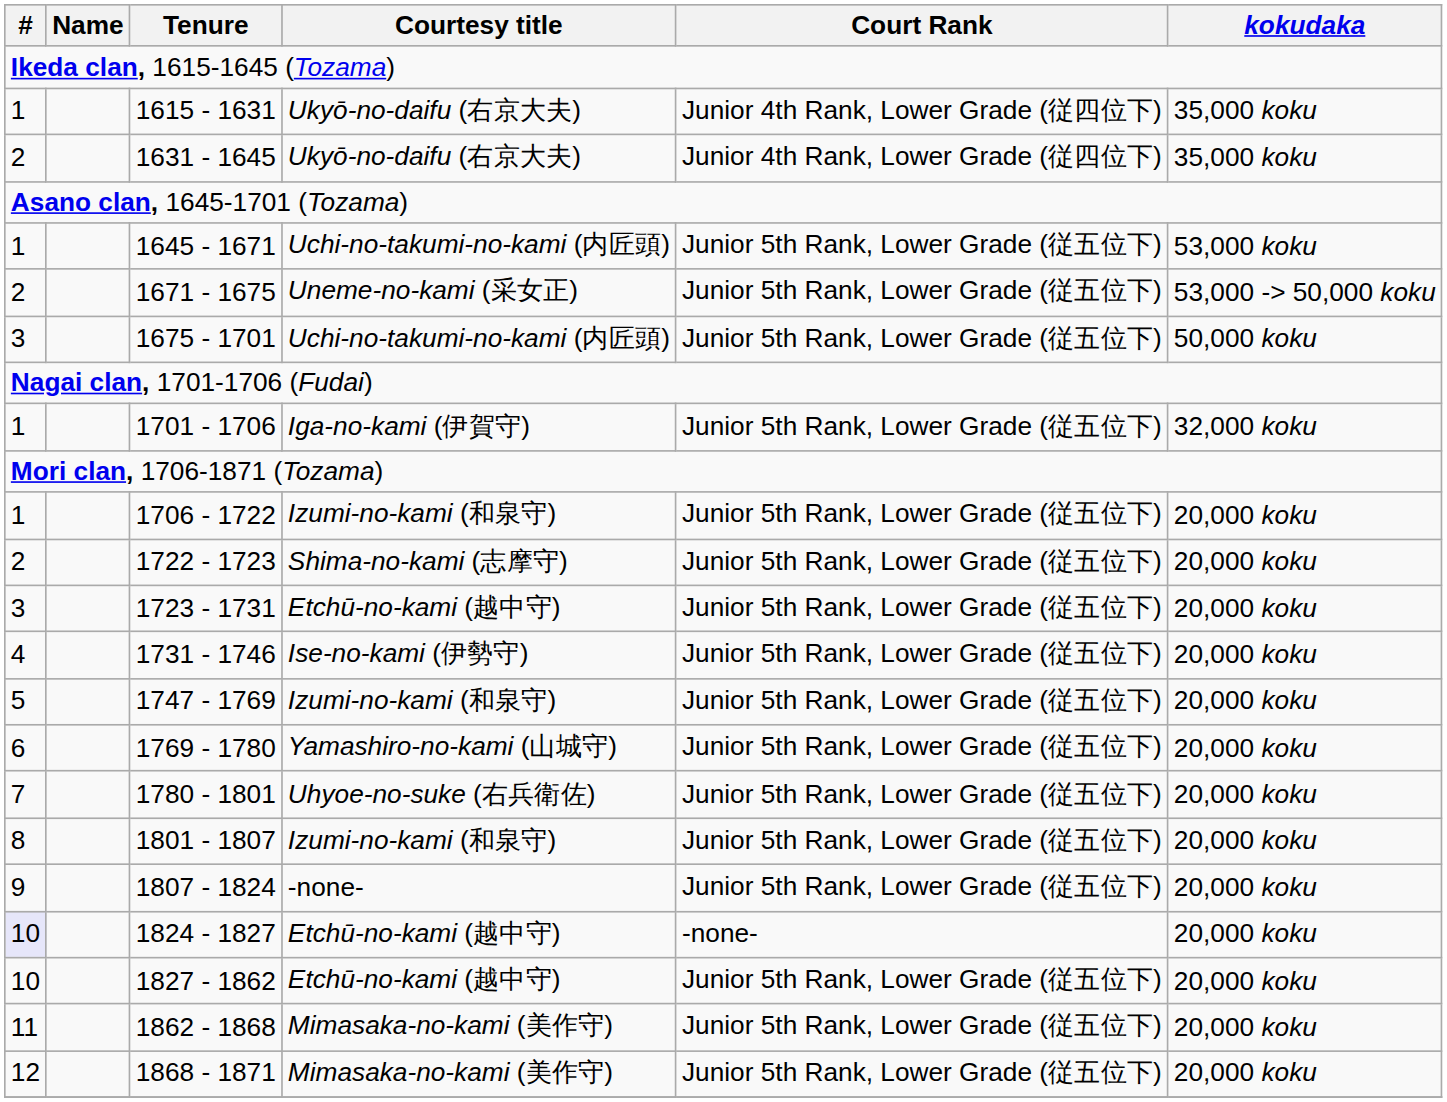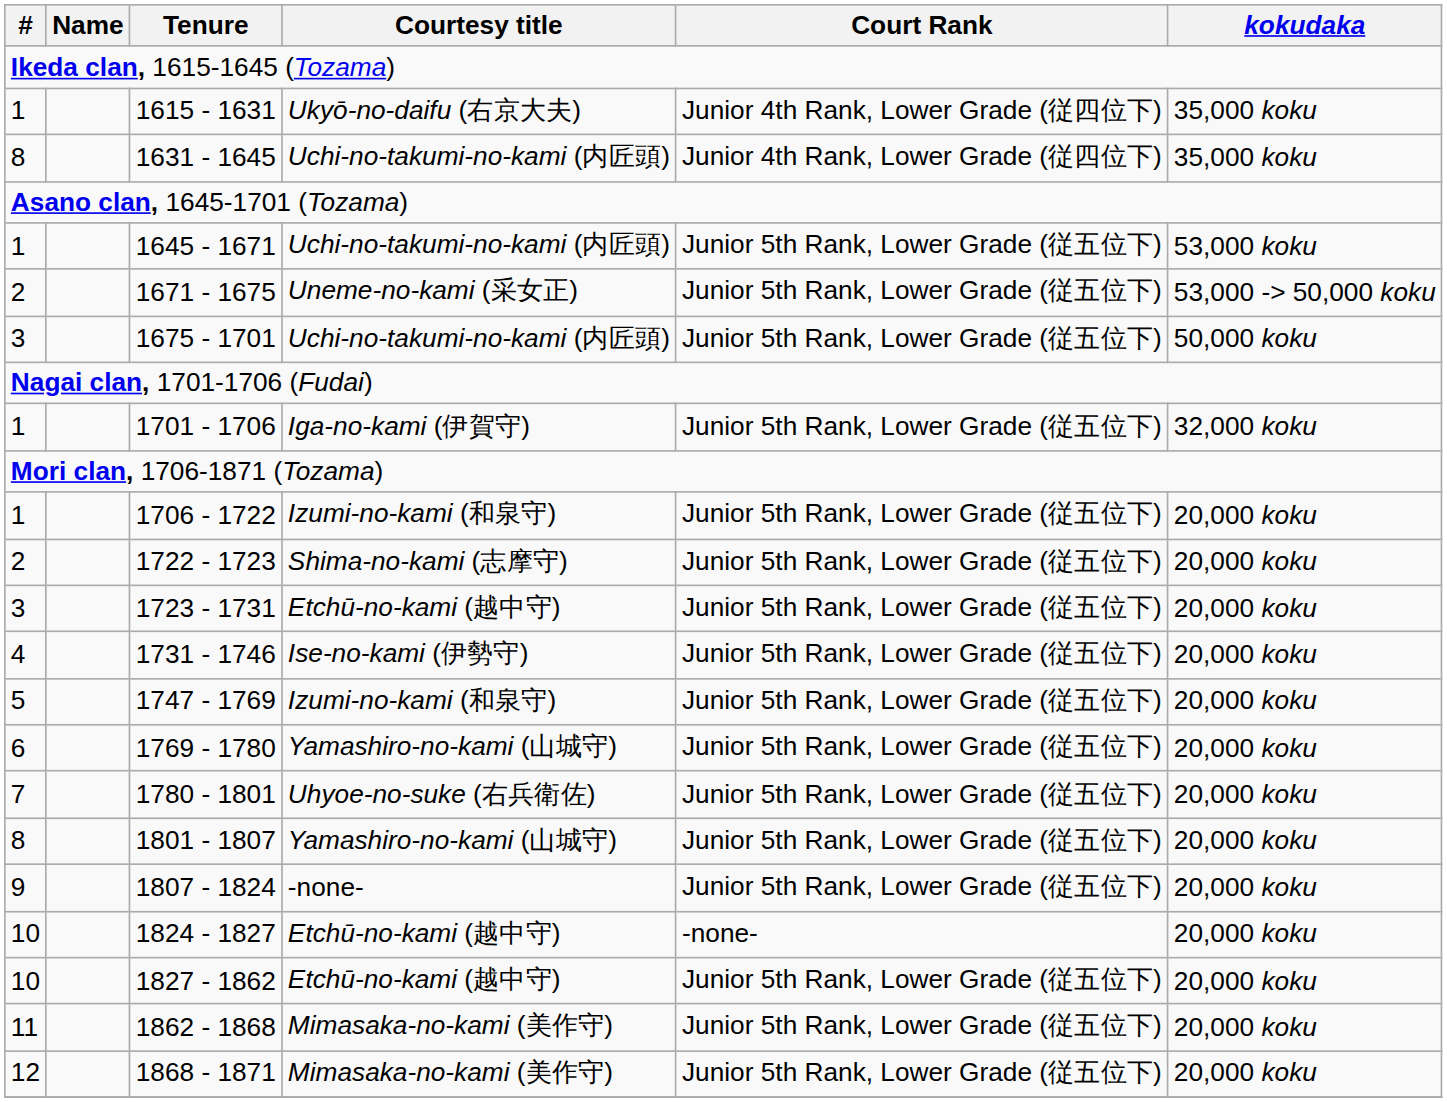(18, 157) 2 -> (18, 157) 8
(434, 156) Ukyō-no-daifu (右京大夫) -> (479, 156) Uchi-no-takumi-no-kami (内匠頭)
(422, 839) Izumi-no-kami (和泉守) -> (452, 839) Yamashiro-no-kami (山城守)
(25, 933) lavender background -> (25, 933) no background
